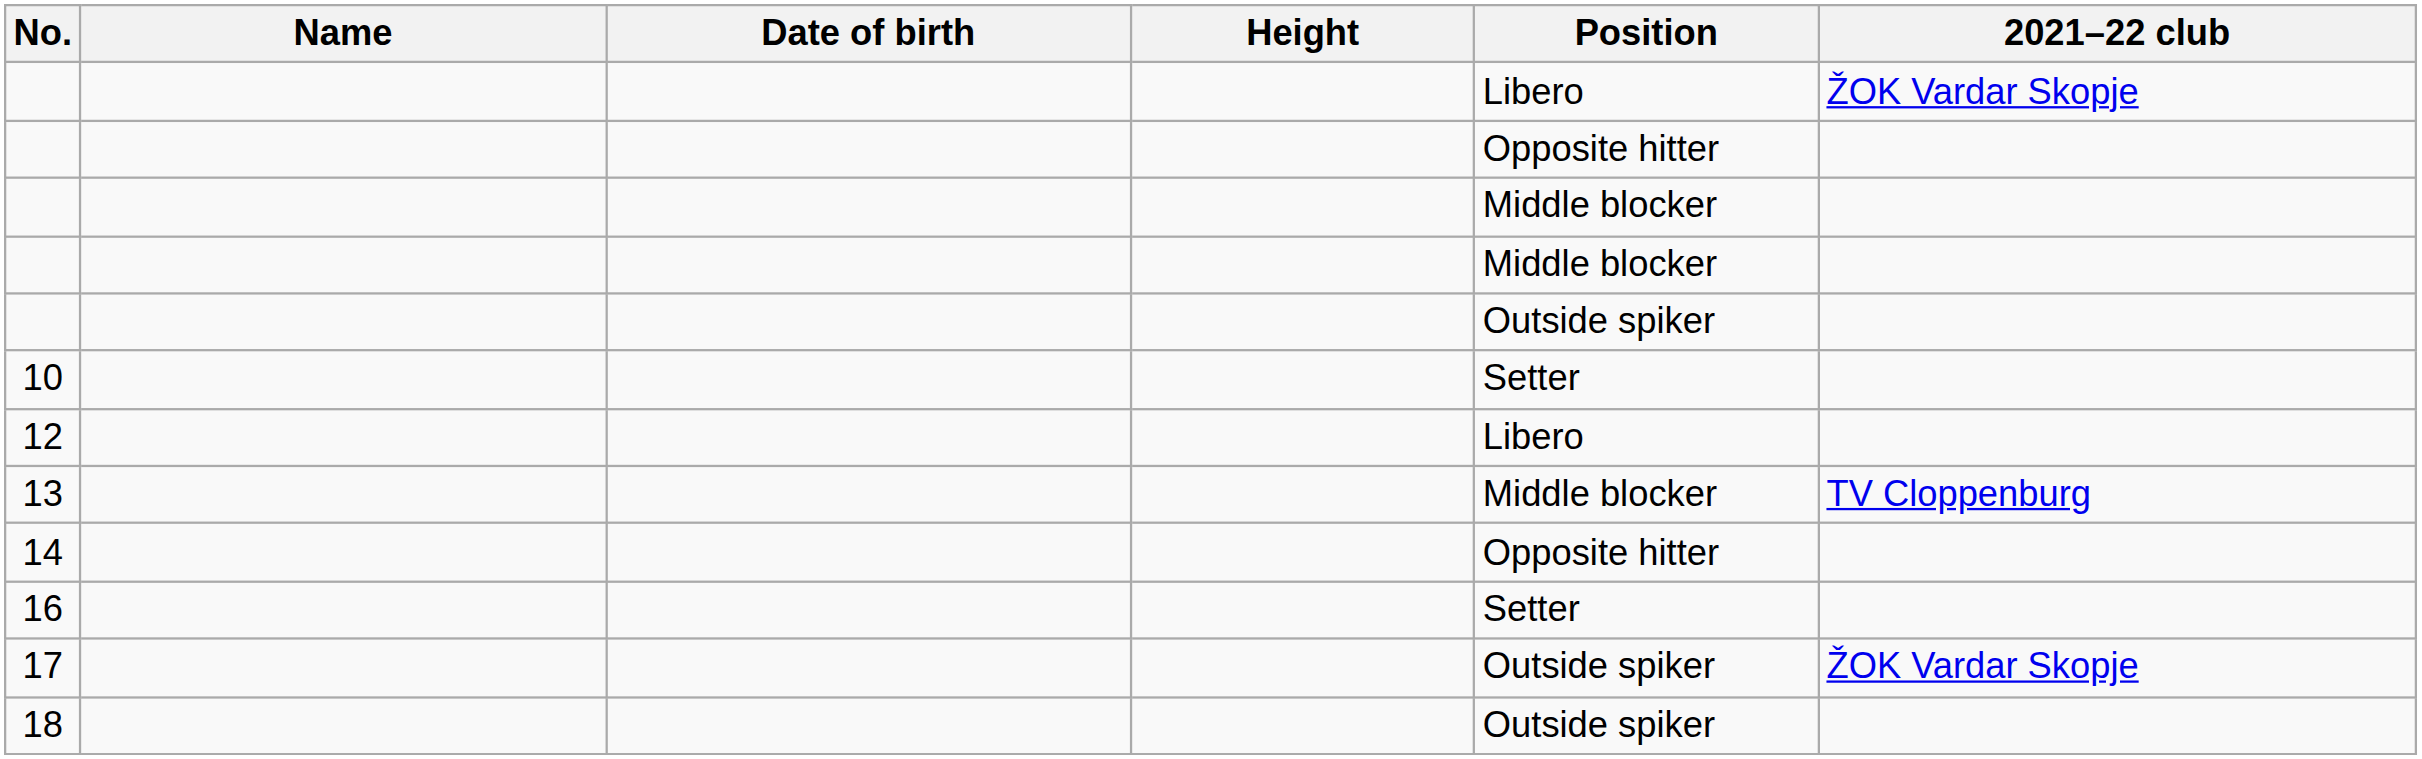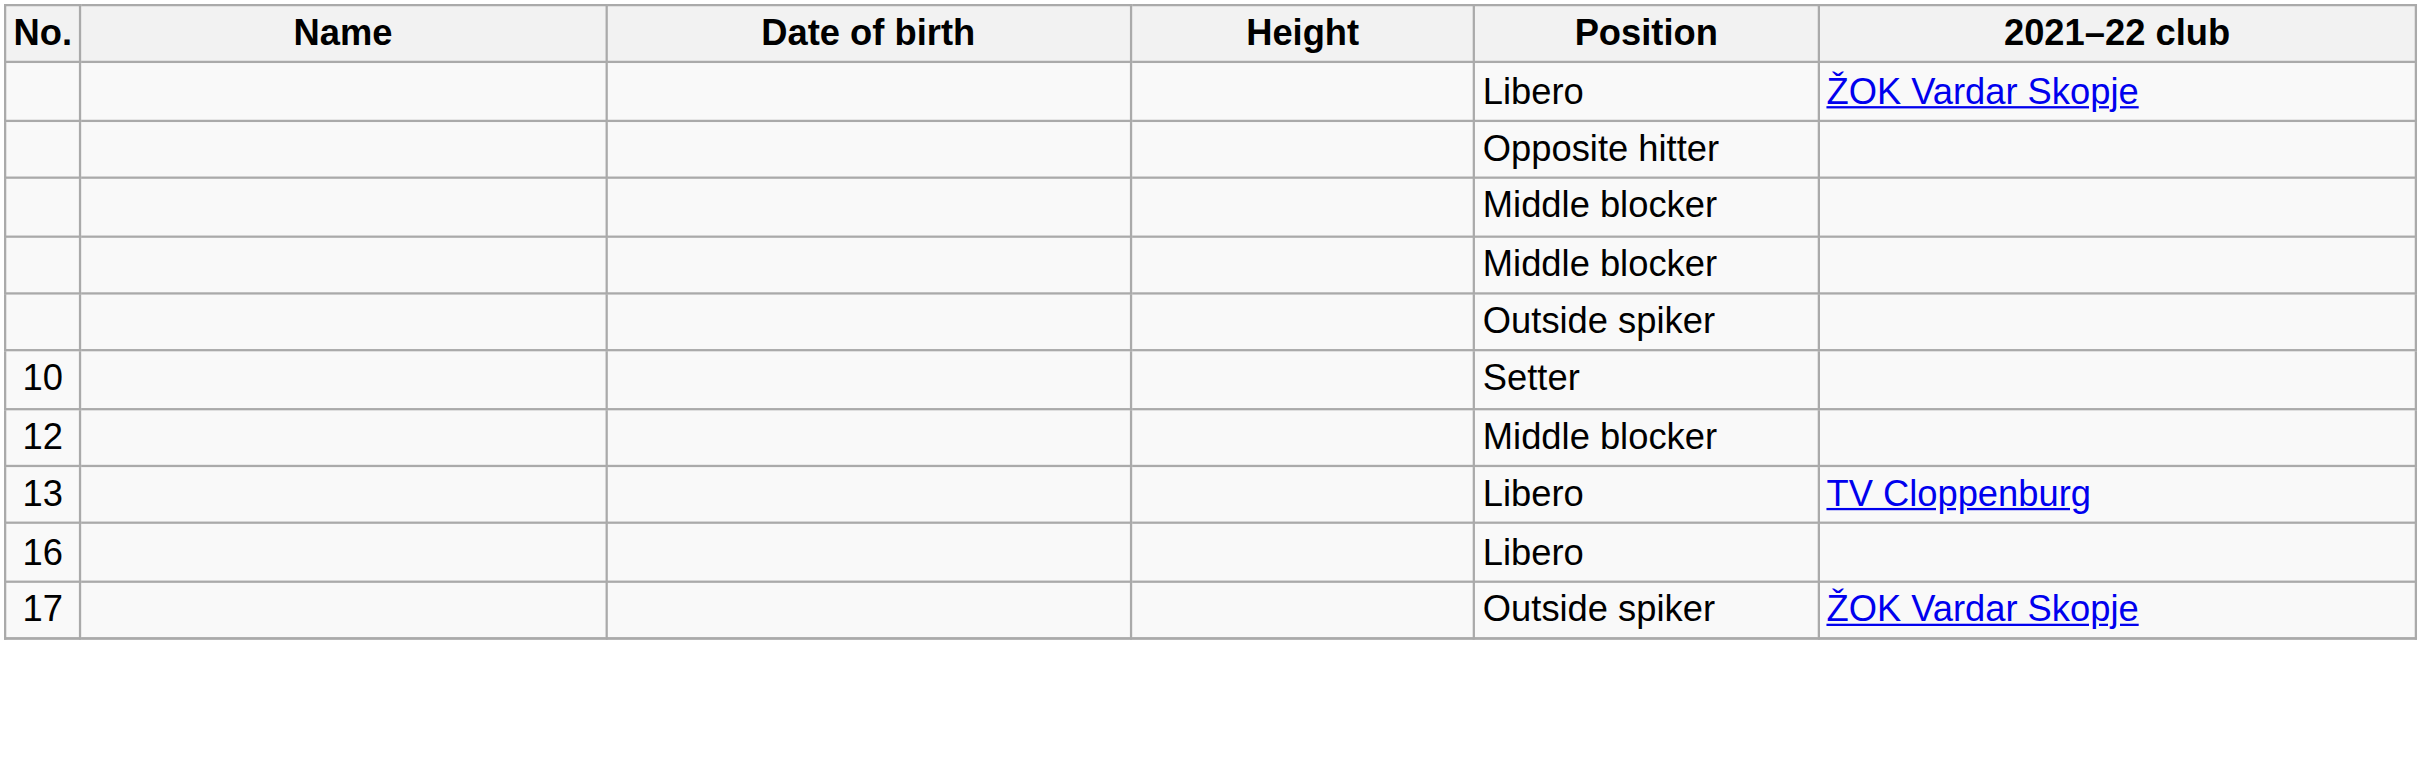(1533, 436) Libero -> (1600, 436) Middle blocker
(1600, 494) Middle blocker -> (1533, 494) Libero
- row: (43, 551)
(1531, 609) Setter -> (1533, 551) Libero
- row: (43, 724)
